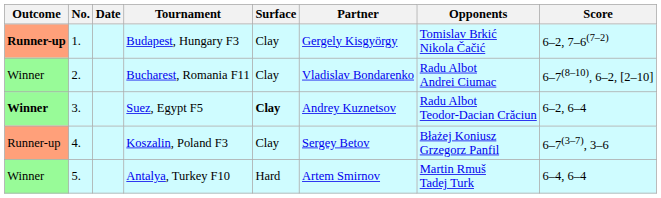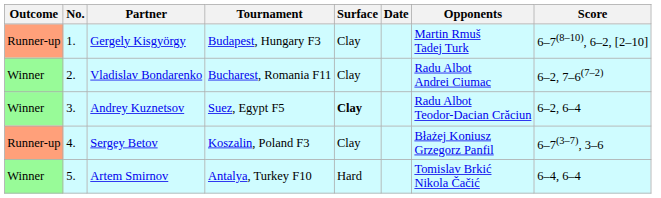columns swapped: (108, 14) <-> (358, 14)
(37, 41) bold -> (34, 41) normal
(458, 41) Tomislav Brkić Nikola Čačić -> (447, 41) Martin Rmuš Tadej Turk
(576, 41) 6–2, 7–6(7–2) -> (593, 41) 6–7(8–10), 6–2, [2–10]
(598, 75) 6–7(8–10), 6–2, [2–10] -> (570, 75) 6–2, 7–6(7–2)
(28, 108) bold -> (26, 108) normal
(453, 176) Martin Rmuš Tadej Turk -> (453, 176) Tomislav Brkić Nikola Čačić
